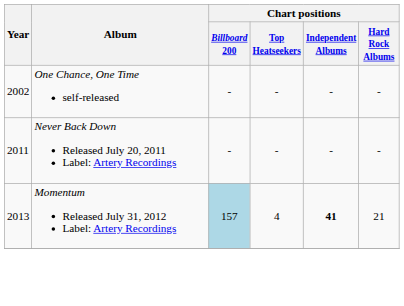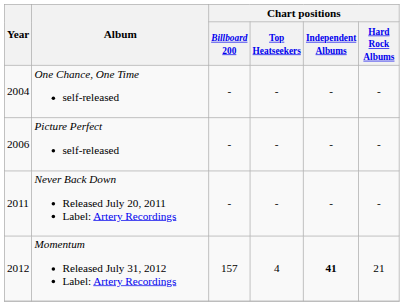(18, 91) 2002 -> (18, 91) 2004
+ row: (120, 139)
(18, 216) 2013 -> (18, 268) 2012
(229, 216) lightblue background -> (229, 268) no background
